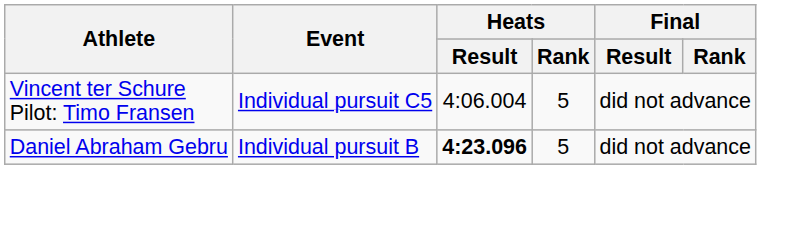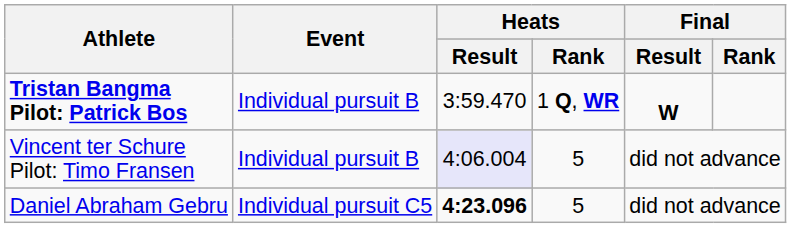+ row: (99, 102)
(335, 102) Individual pursuit C5 -> (329, 160) Individual pursuit B
(485, 102) no background -> (485, 160) lavender background
(329, 148) Individual pursuit B -> (335, 205) Individual pursuit C5
